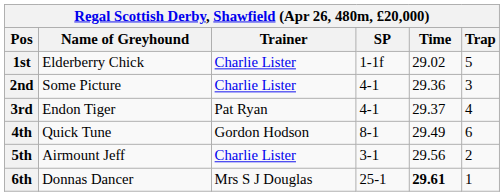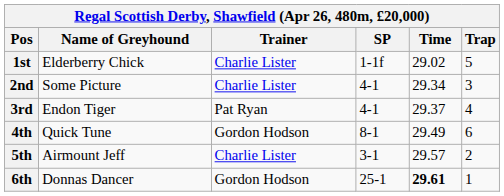(429, 86) 29.36 -> (429, 86) 29.34
(429, 156) 29.56 -> (429, 156) 29.57
(263, 179) Mrs S J Douglas -> (262, 179) Gordon Hodson
